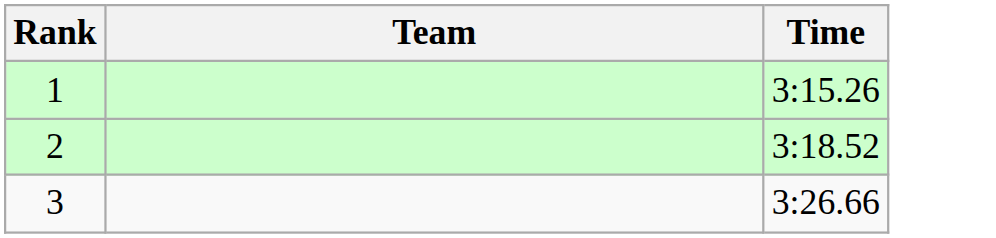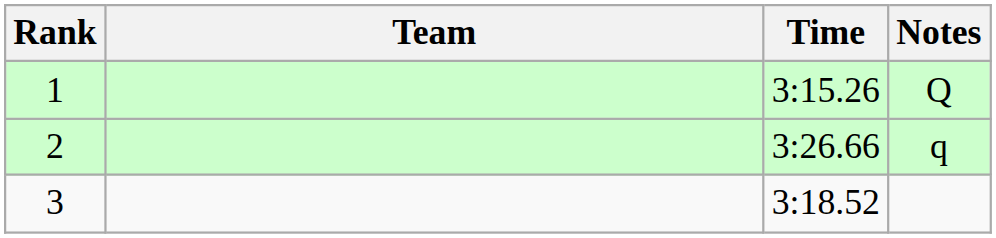+ column: (939, 32)
(826, 145) 3:18.52 -> (826, 145) 3:26.66
(826, 202) 3:26.66 -> (826, 202) 3:18.52
